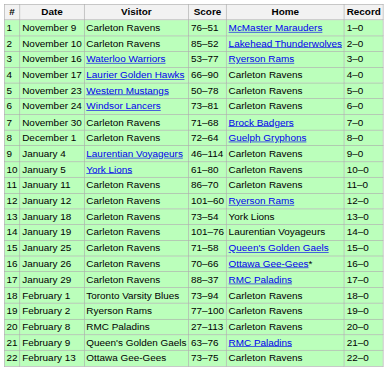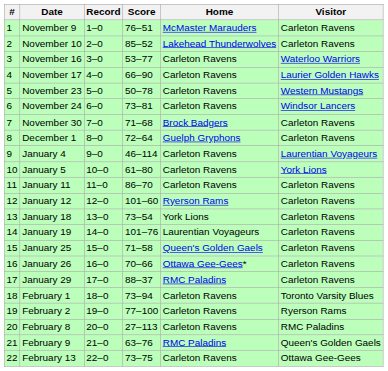columns swapped: (136, 12) <-> (364, 12)
(261, 59) Ryerson Rams -> (200, 59) Carleton Ravens
